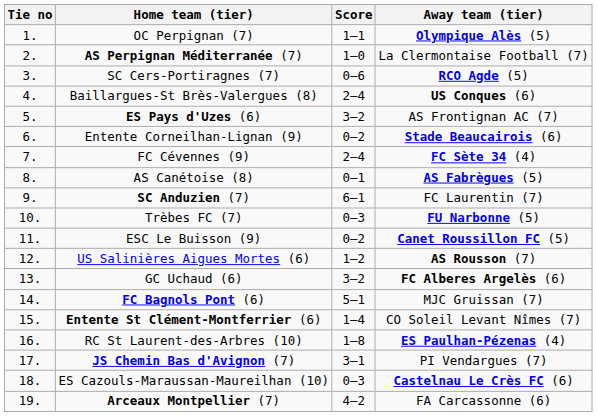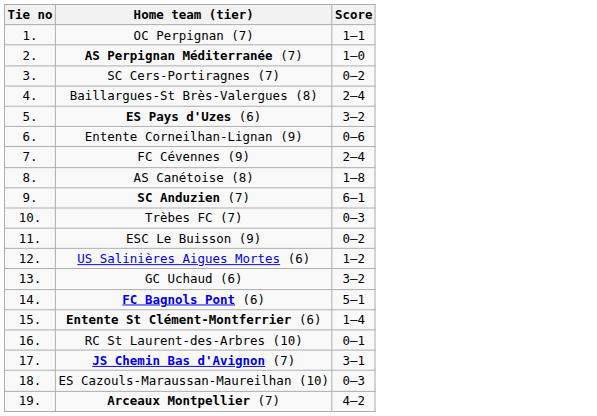- column: (484, 15)
(354, 76) 0–6 -> (354, 76) 0–2
(354, 137) 0–2 -> (354, 137) 0–6
(354, 177) 0–1 -> (354, 177) 1–8
(354, 340) 1–8 -> (354, 340) 0–1
